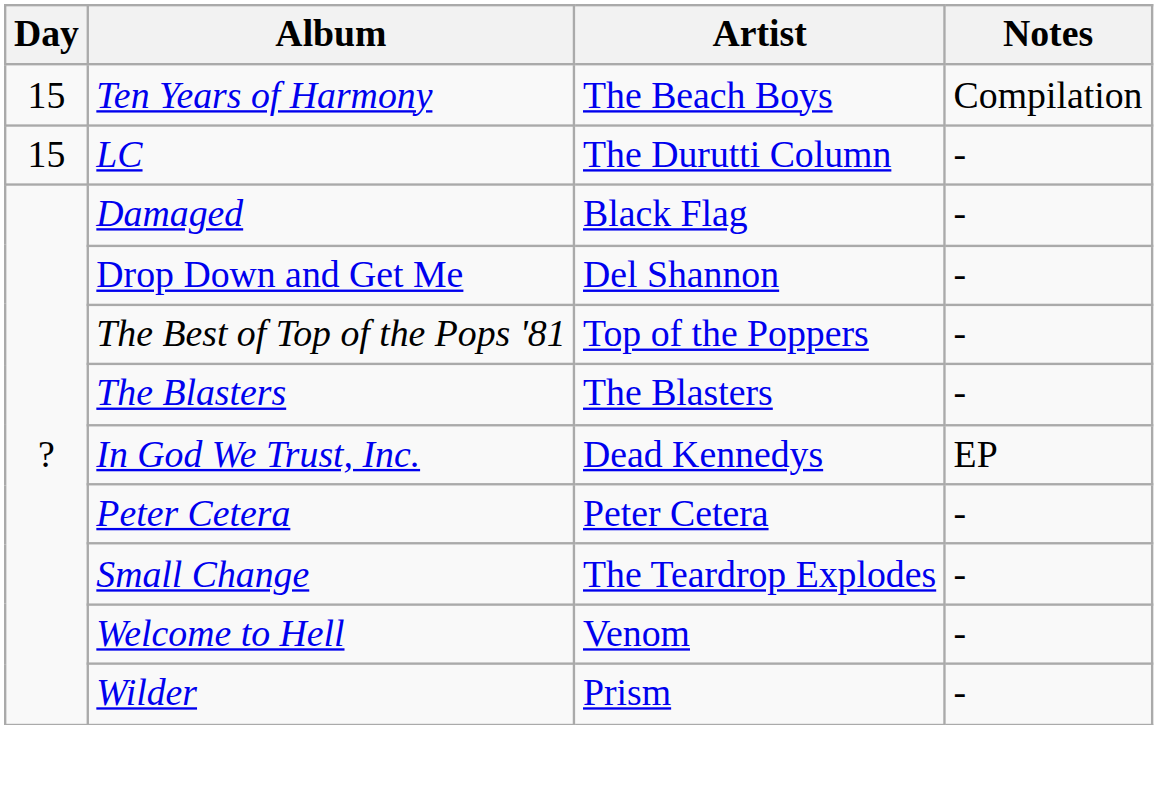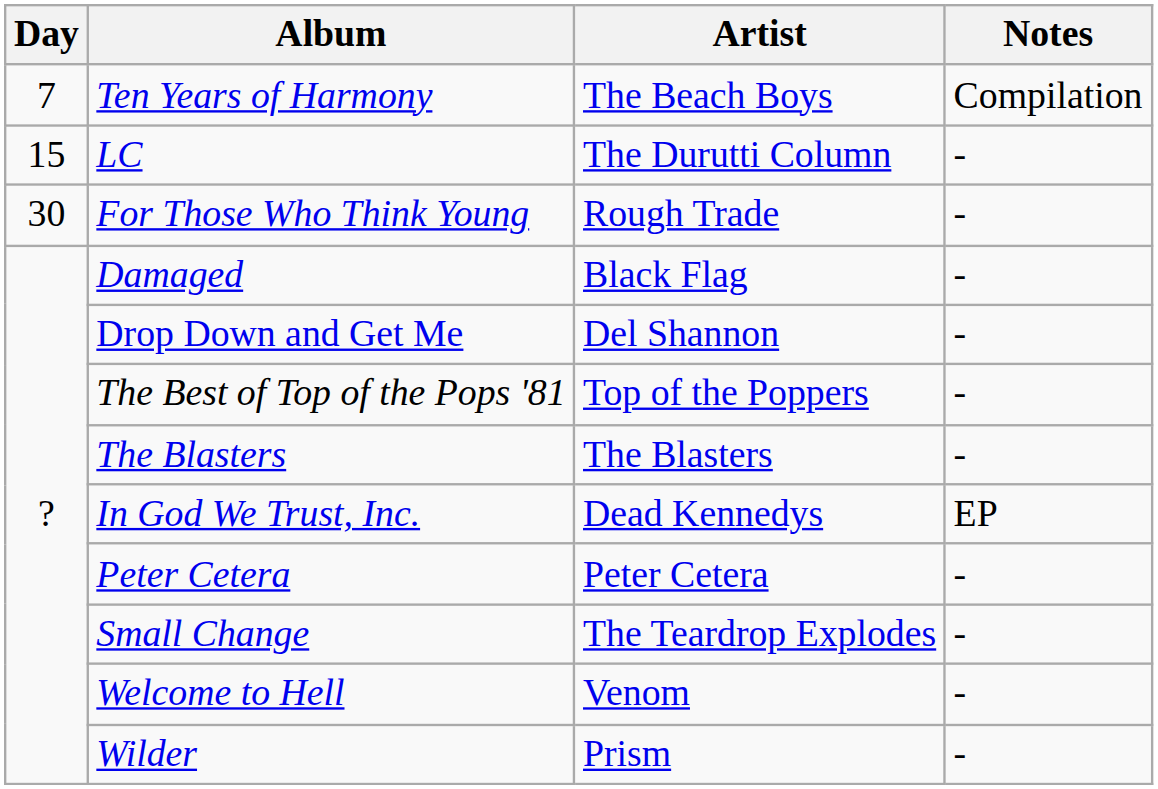(46, 94) 15 -> (46, 94) 7
+ row: (313, 214)
